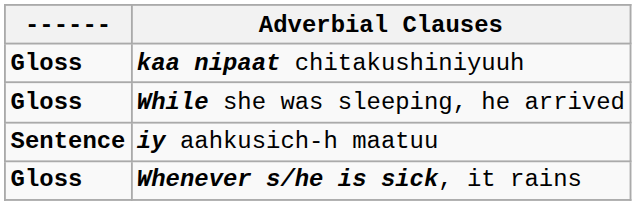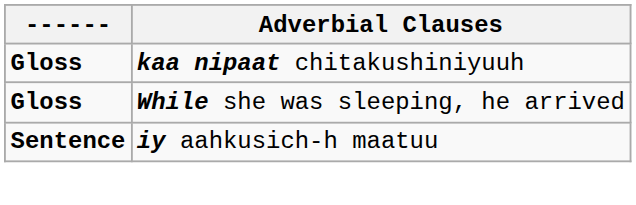- row: (359, 180)
